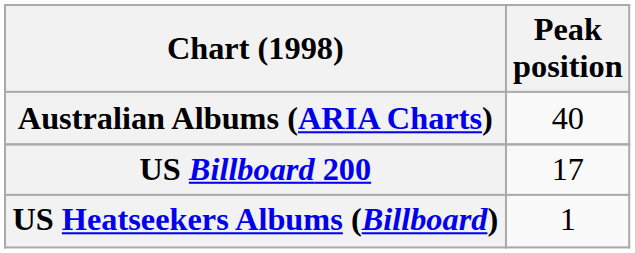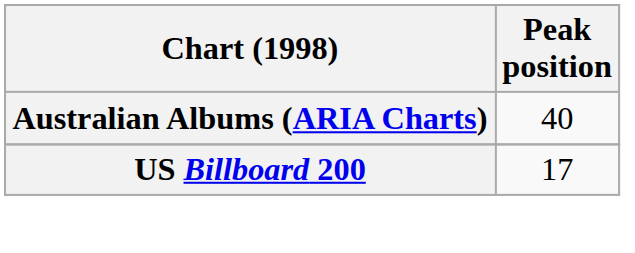- row: (255, 220)
